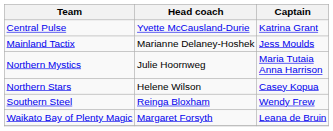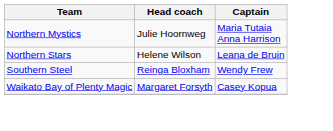- row: (36, 28)
- row: (41, 43)
(289, 86) Casey Kopua -> (251, 54) Leana de Bruin
(293, 117) Leana de Bruin -> (247, 86) Casey Kopua
